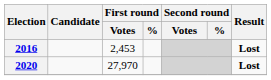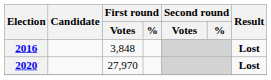(123, 48) 2,453 -> (123, 48) 3,848
